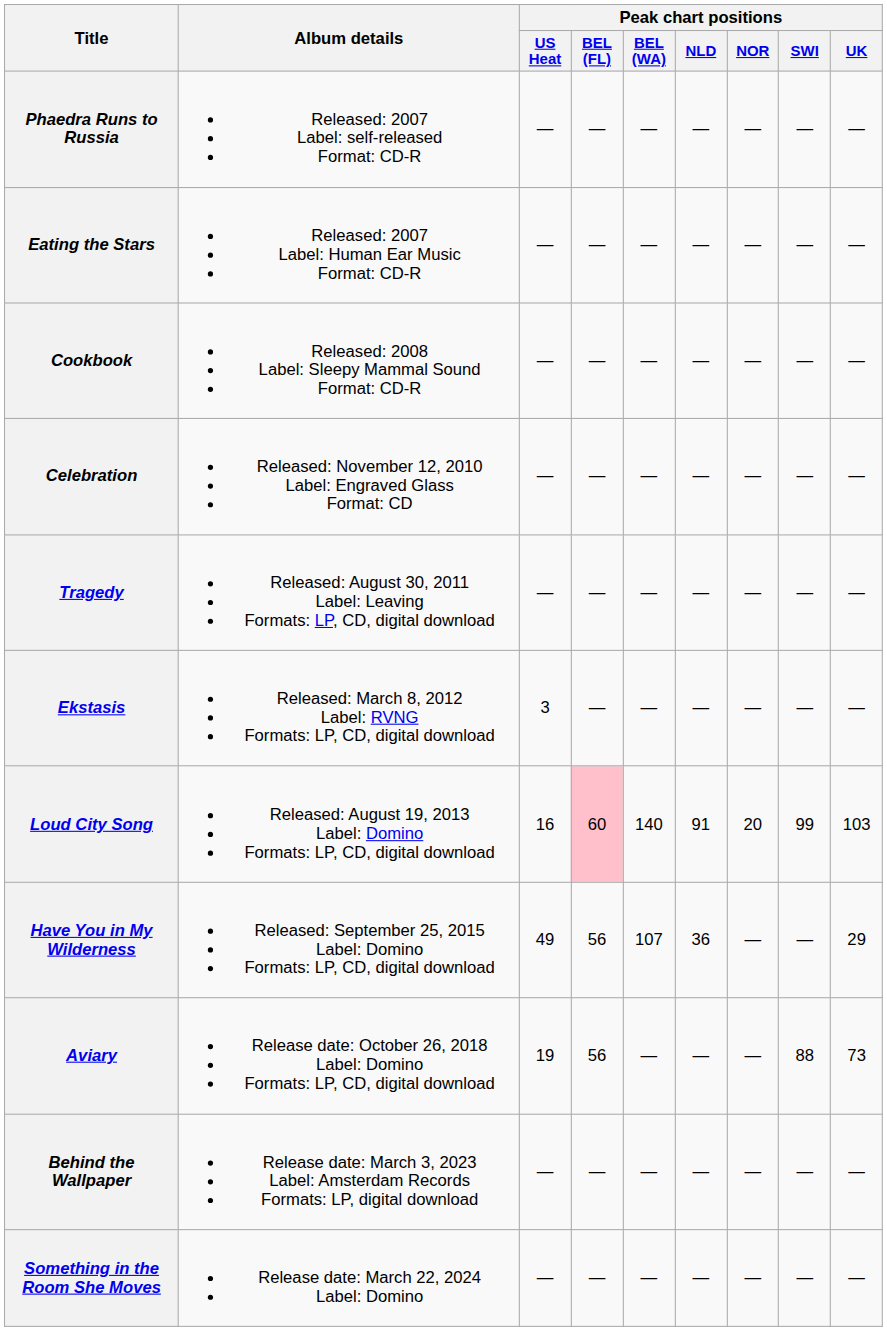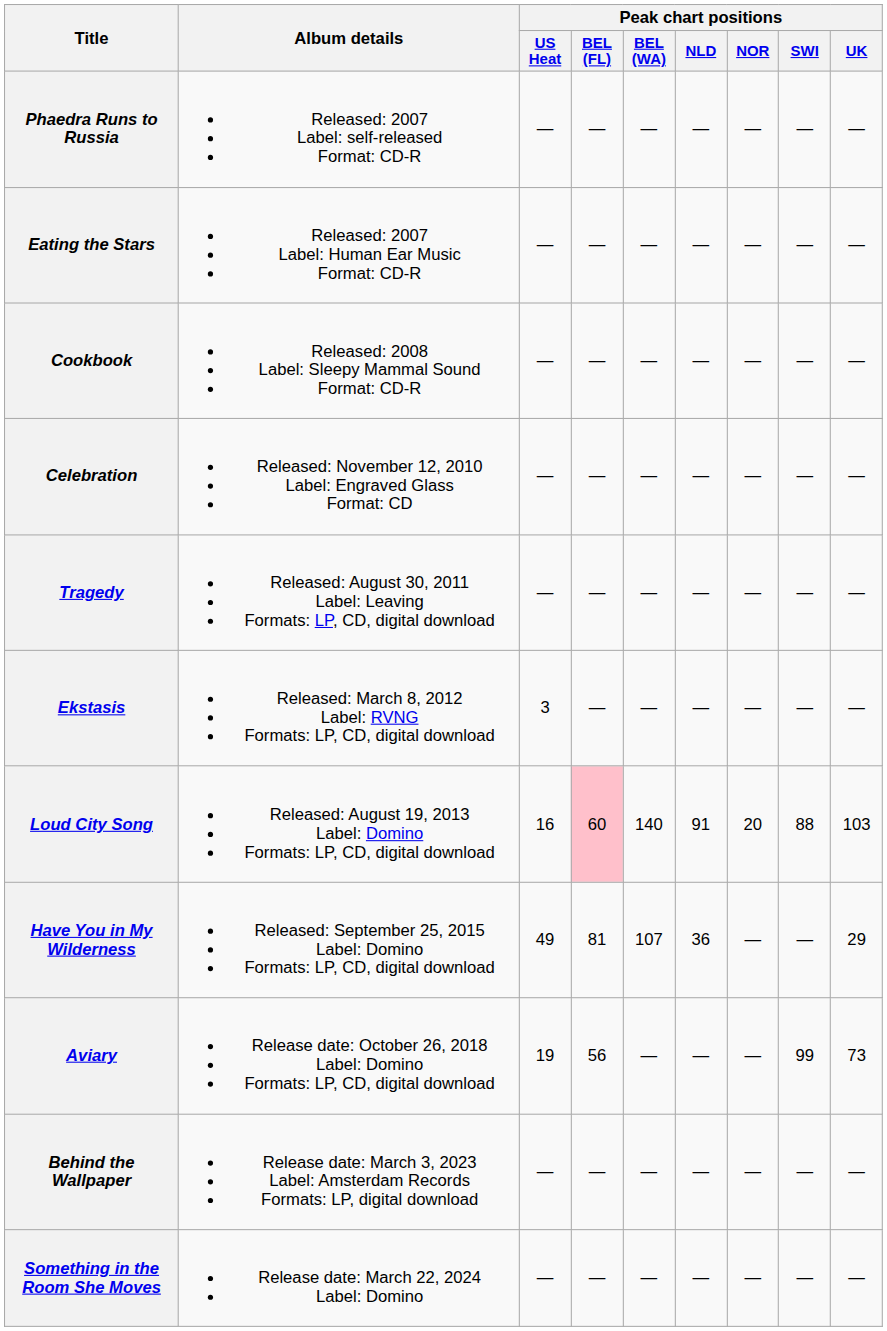(805, 824) 99 -> (805, 824) 88
(597, 939) 56 -> (597, 939) 81
(805, 1055) 88 -> (805, 1055) 99
